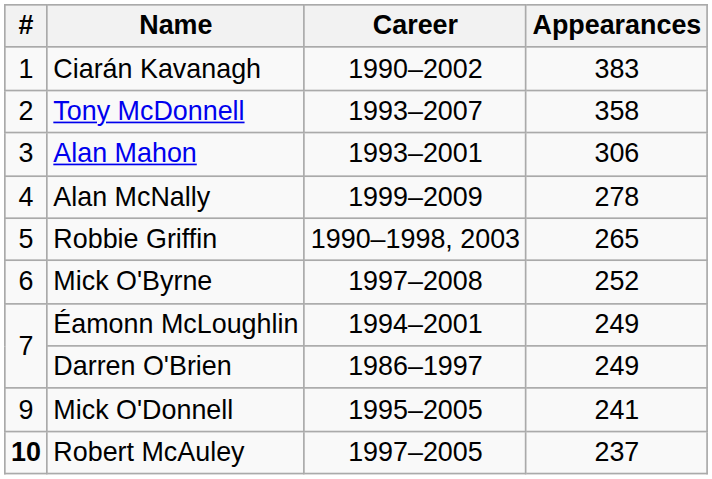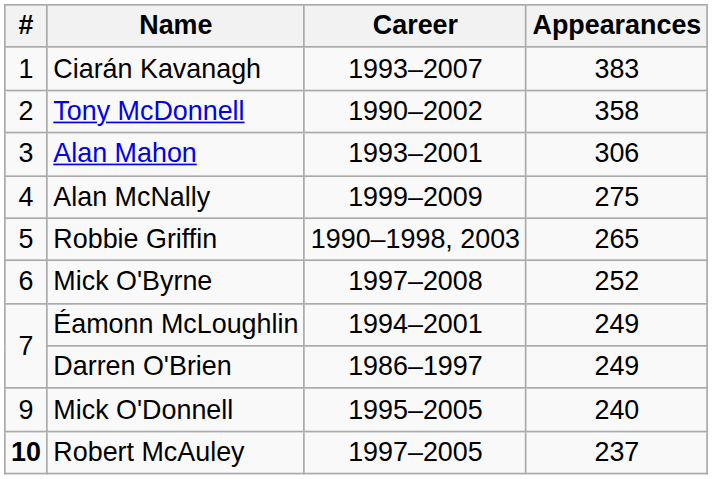(415, 68) 1990–2002 -> (415, 68) 1993–2007
(415, 111) 1993–2007 -> (415, 111) 1990–2002
(617, 196) 278 -> (617, 196) 275
(617, 409) 241 -> (617, 409) 240
